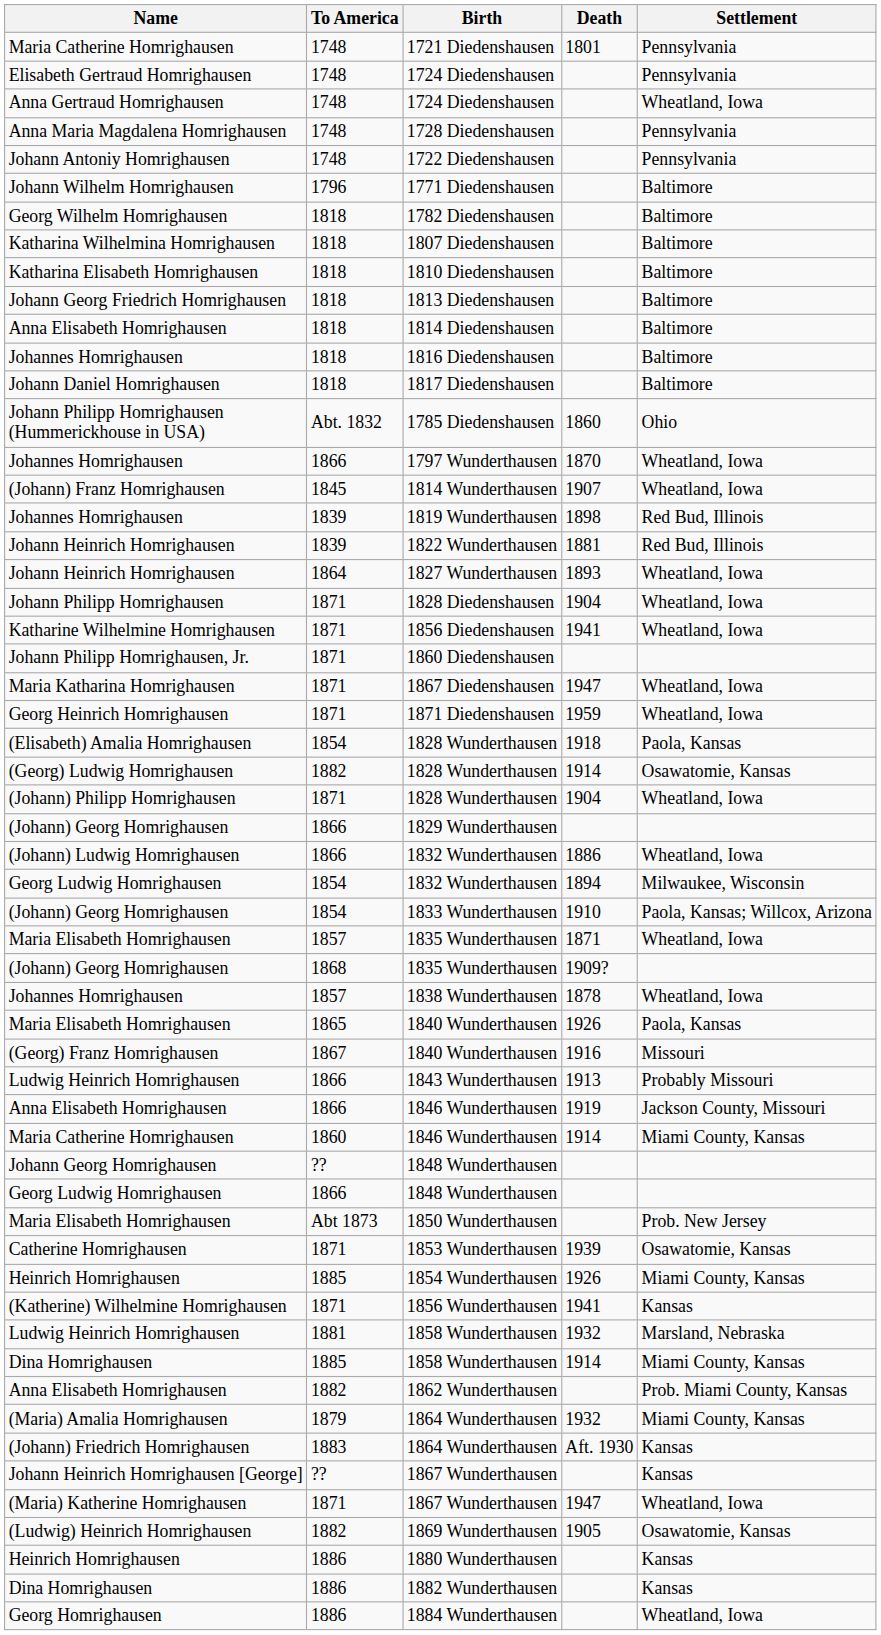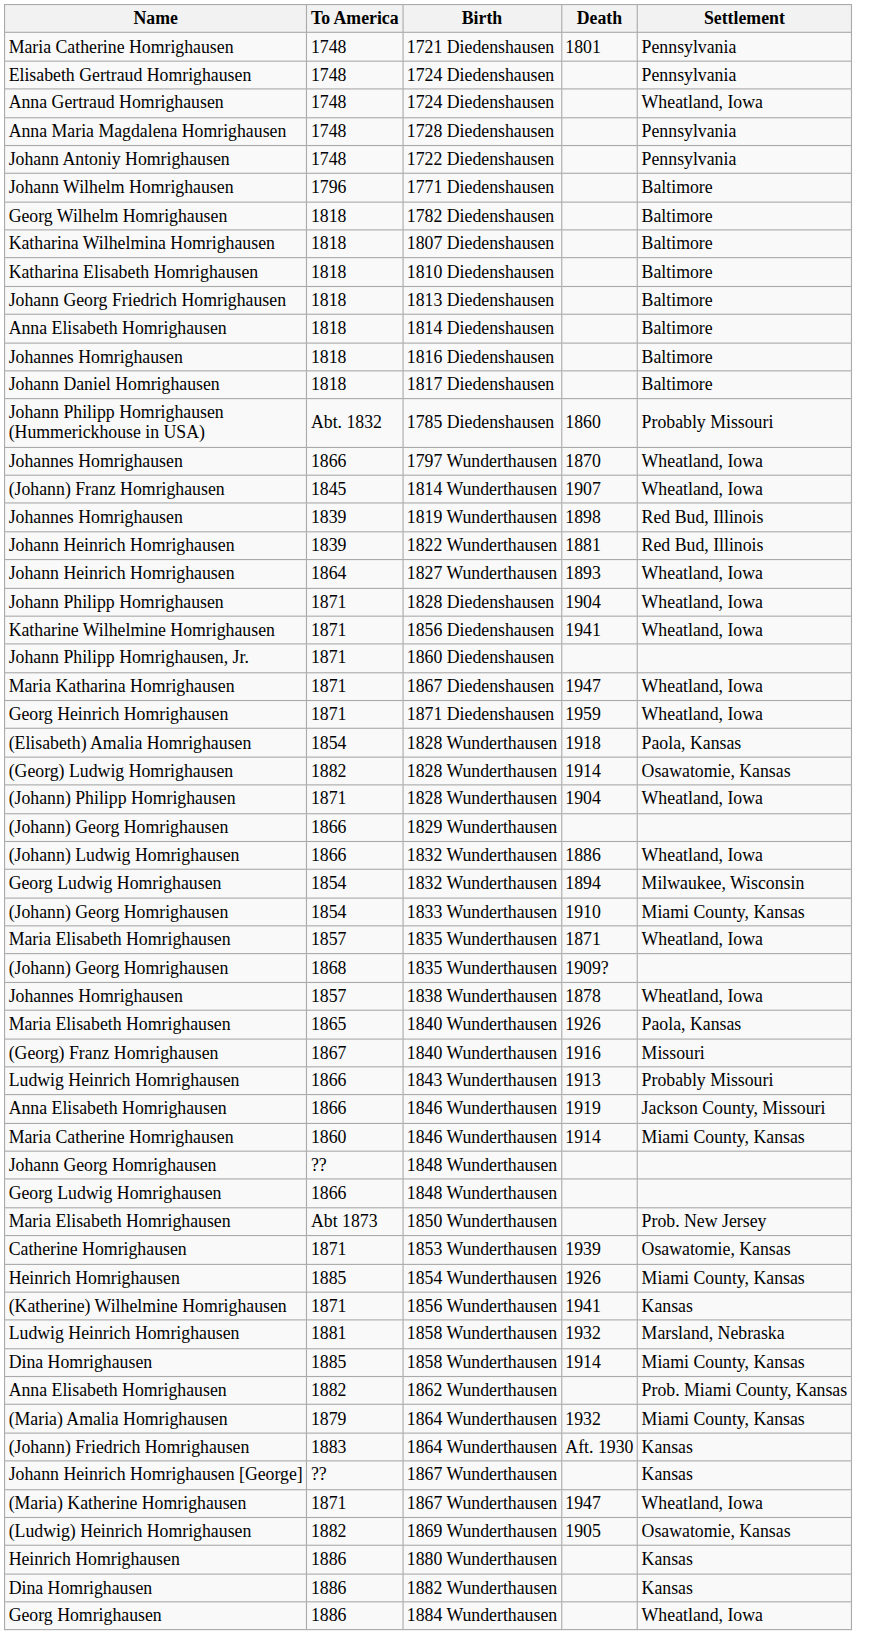(659, 422) Ohio -> (707, 422) Probably Missouri
(757, 911) Paola, Kansas; Willcox, Arizona -> (723, 911) Miami County, Kansas
